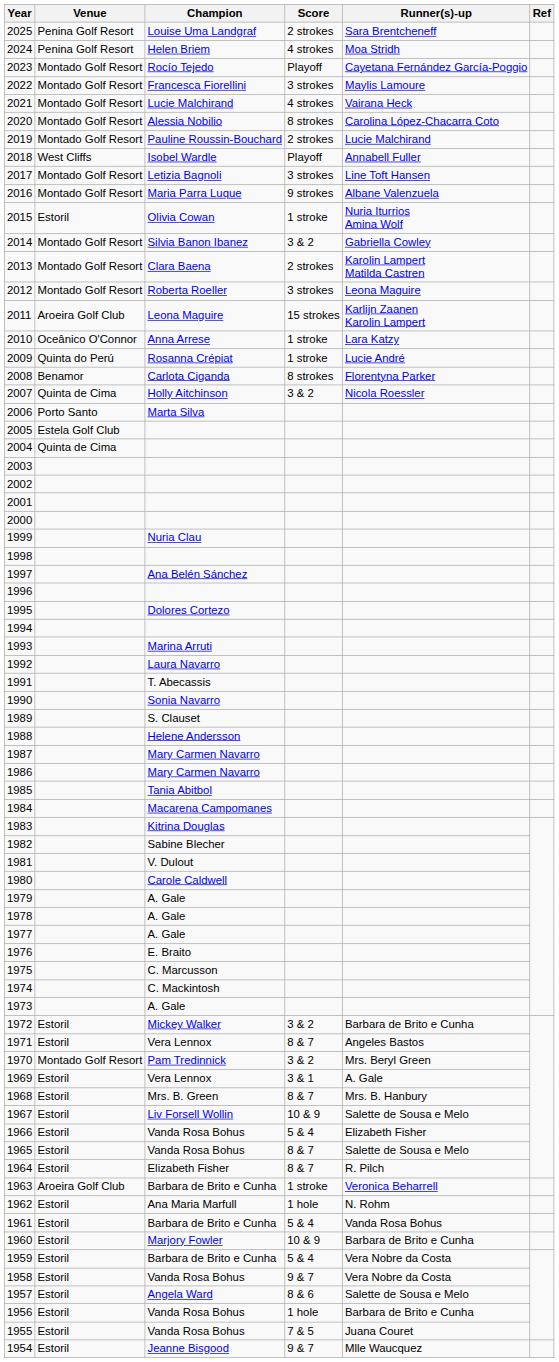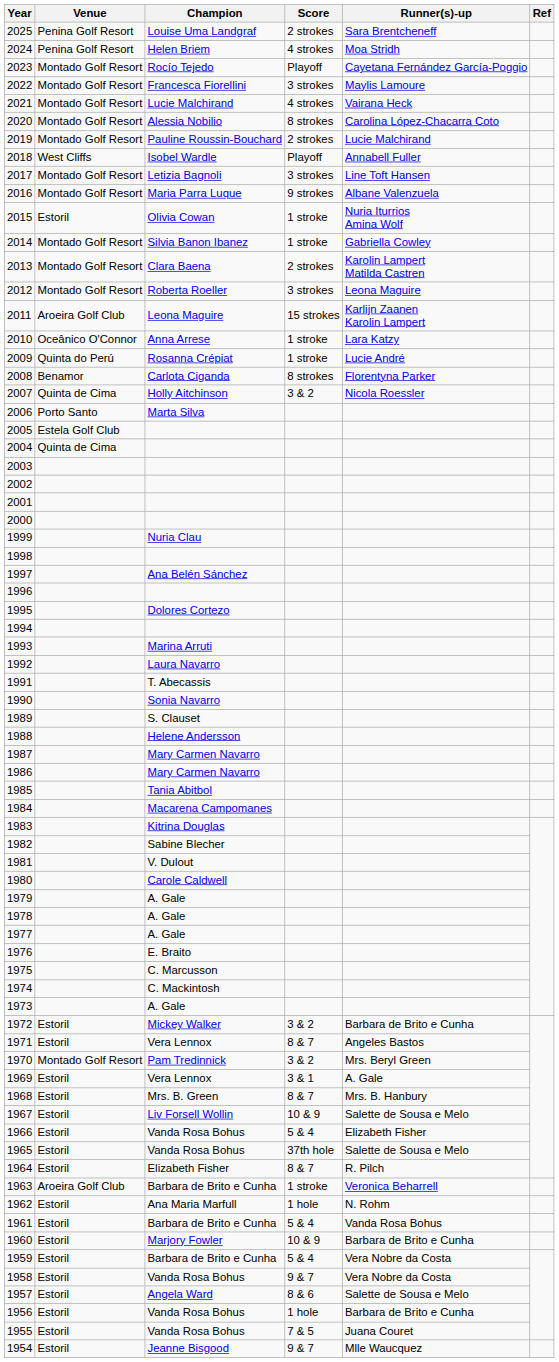(301, 242) 3 & 2 -> (307, 242) 1 stroke
(301, 1150) 8 & 7 -> (311, 1150) 37th hole
